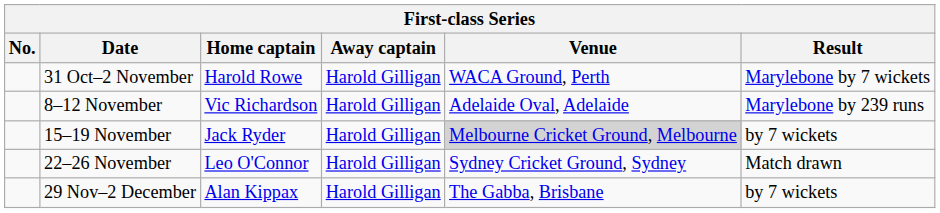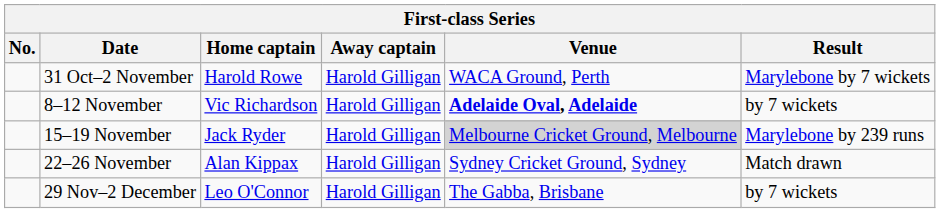(539, 105) normal -> (543, 105) bold
(835, 105) Marylebone by 239 runs -> (791, 105) by 7 wickets
(791, 134) by 7 wickets -> (835, 134) Marylebone by 239 runs
(256, 163) Leo O'Connor -> (251, 163) Alan Kippax
(251, 192) Alan Kippax -> (256, 192) Leo O'Connor
